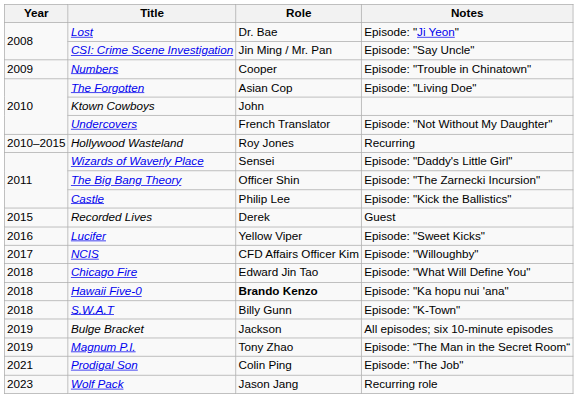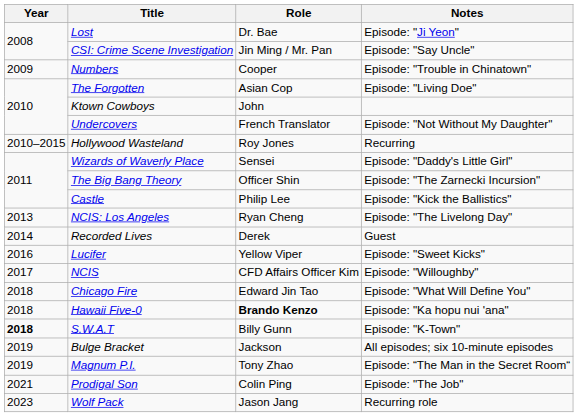+ row: (120, 217)
(20, 217) 2015 -> (20, 236) 2014
(20, 310) normal -> (20, 328) bold
